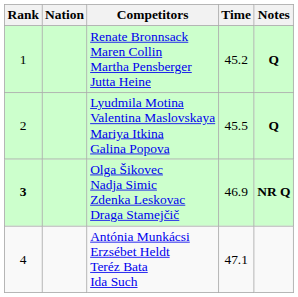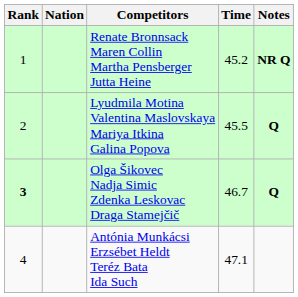(274, 59) Q -> (274, 59) NR Q
(236, 192) 46.9 -> (236, 192) 46.7
(274, 192) NR Q -> (274, 192) Q
